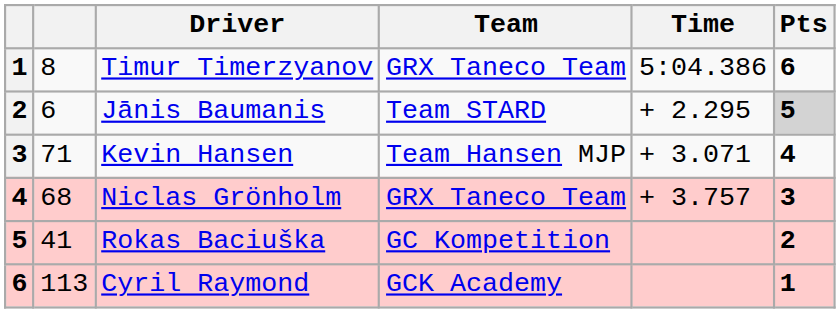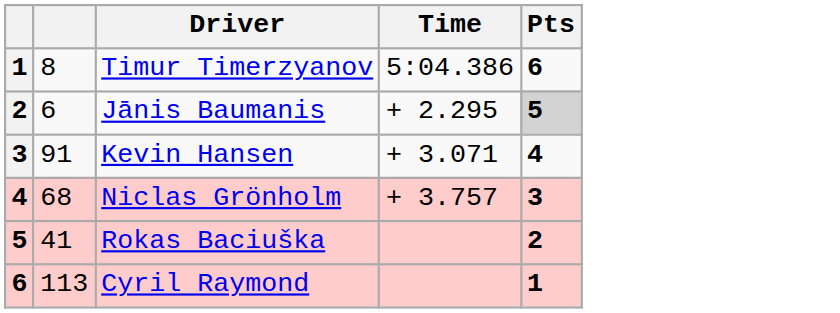- column: (506, 27)
(56, 156) 71 -> (56, 156) 91
